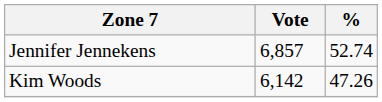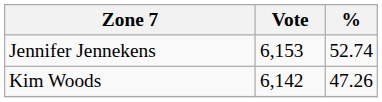(282, 50) 6,857 -> (282, 50) 6,153
